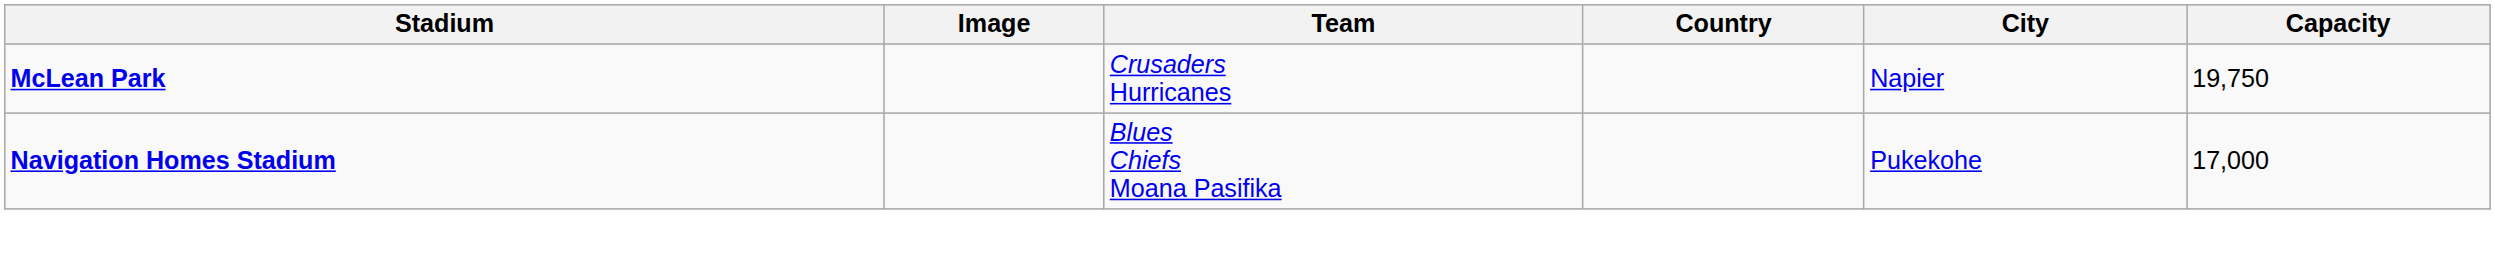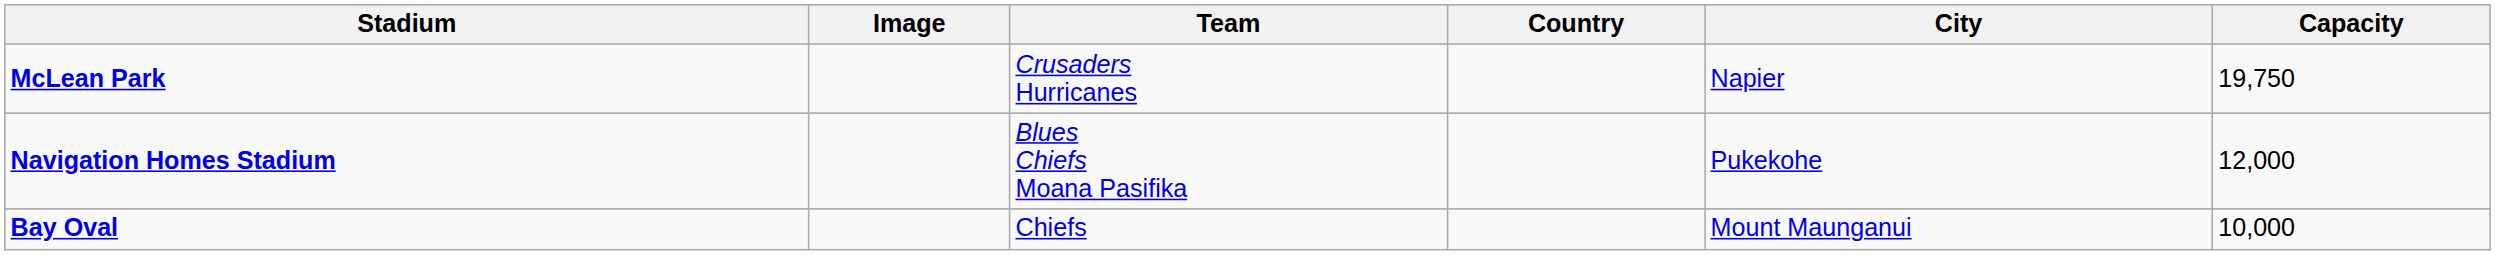(2231, 160) 17,000 -> (2257, 160) 12,000
+ row: (64, 228)
